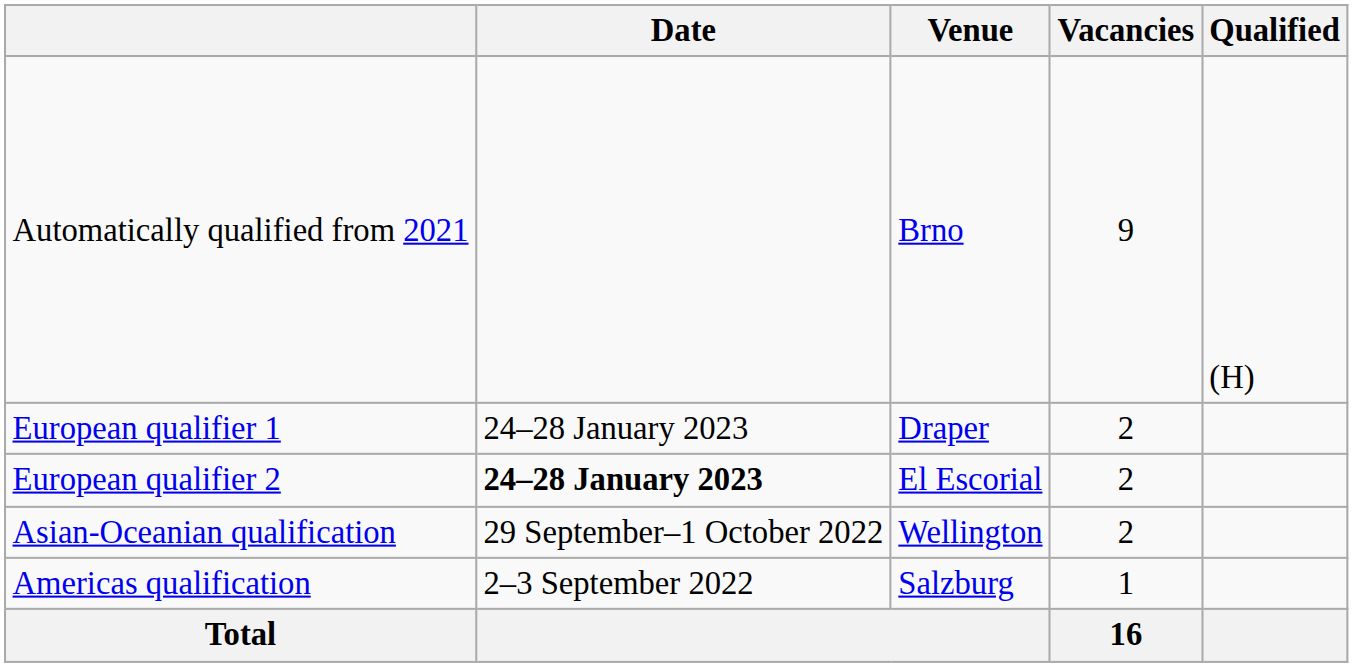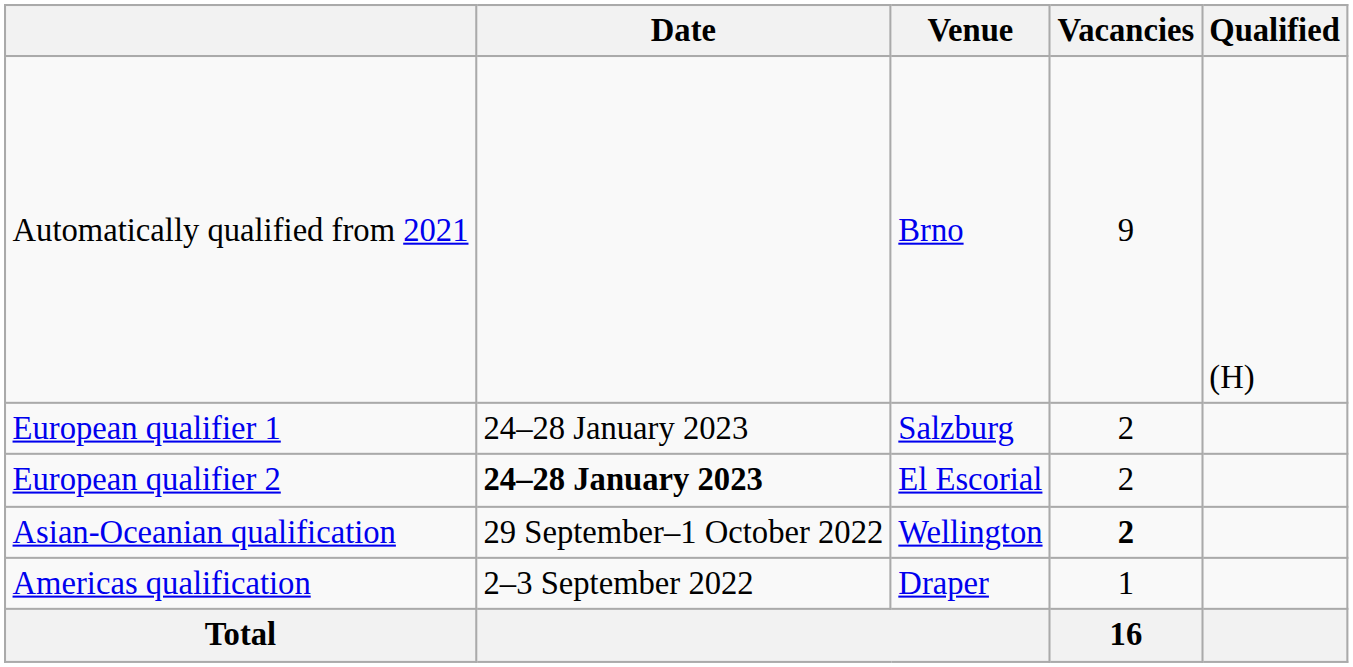(944, 427) Draper -> (956, 427) Salzburg
(1126, 531) normal -> (1126, 531) bold
(956, 582) Salzburg -> (944, 582) Draper
